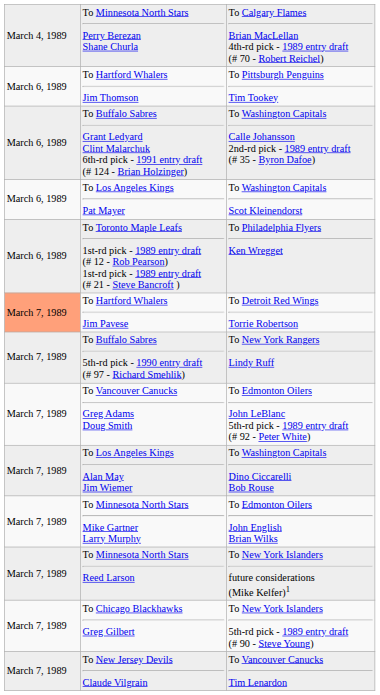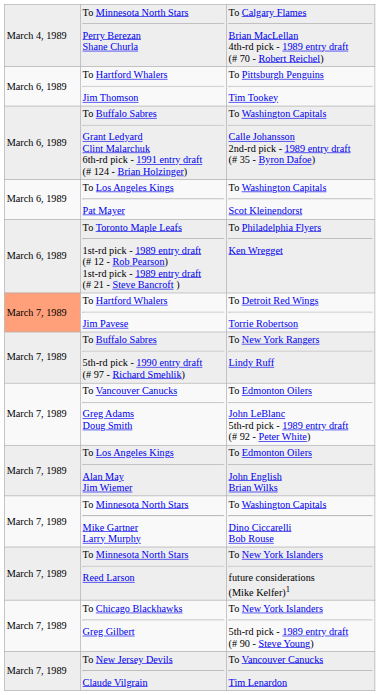(301, 470) To Washington Capitals Dino Ciccarelli Bob Rouse -> (301, 470) To Edmonton Oilers John English Brian Wilks
(301, 521) To Edmonton Oilers John English Brian Wilks -> (301, 521) To Washington Capitals Dino Ciccarelli Bob Rouse
